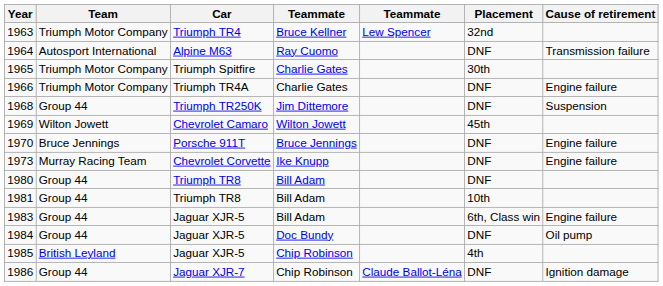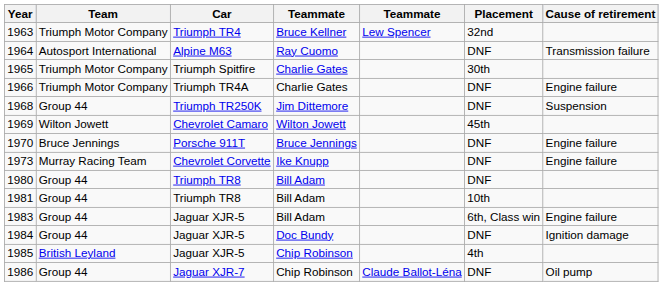(569, 234) Oil pump -> (587, 234) Ignition damage
(587, 271) Ignition damage -> (569, 271) Oil pump
